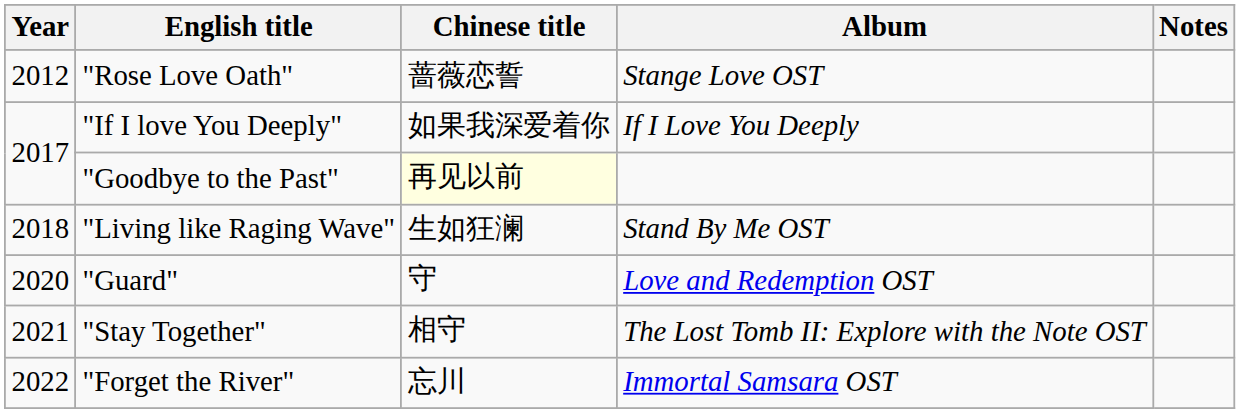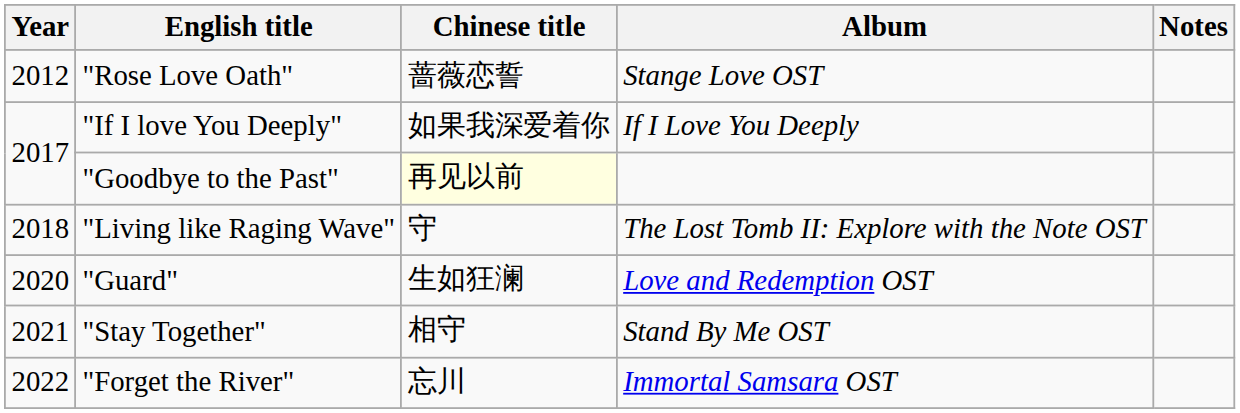(466, 228) 生如狂澜 -> (423, 228) 守
(726, 228) Stand By Me OST -> (885, 228) The Lost Tomb II: Explore with the Note OST
(423, 279) 守 -> (466, 279) 生如狂澜
(885, 331) The Lost Tomb II: Explore with the Note OST -> (726, 331) Stand By Me OST
